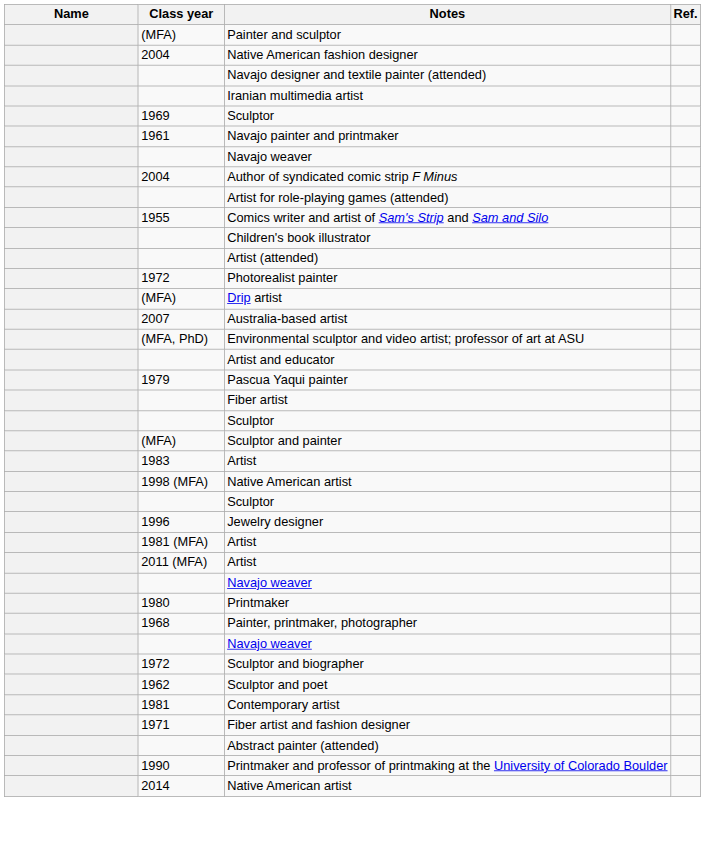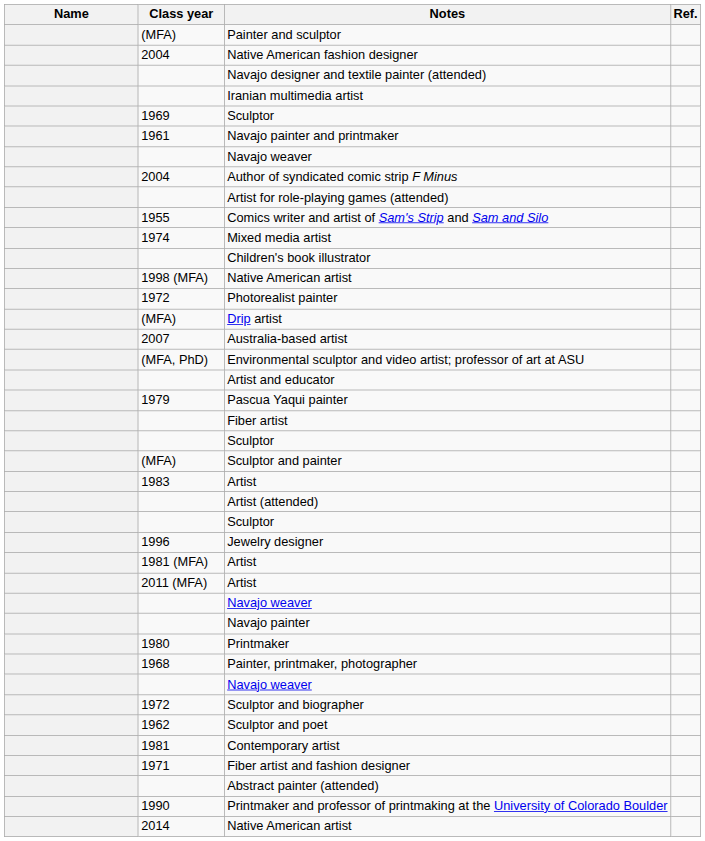+ row: (155, 237)
rows swapped: (175, 481) <-> (181, 258)
+ row: (181, 624)
